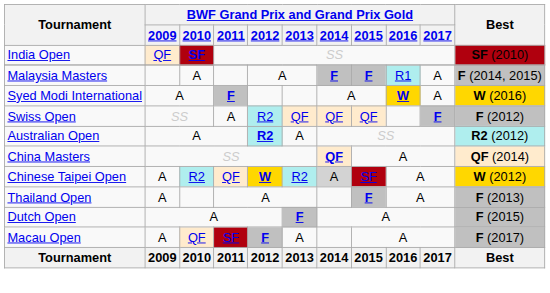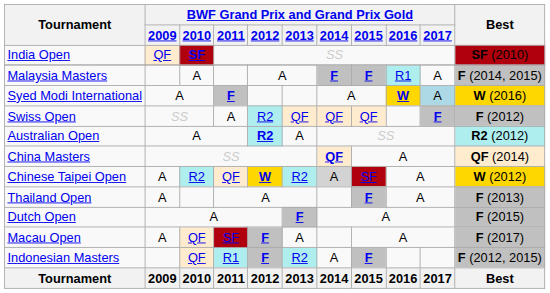(438, 96) no background -> (438, 96) lightblue background
+ row: (63, 258)
